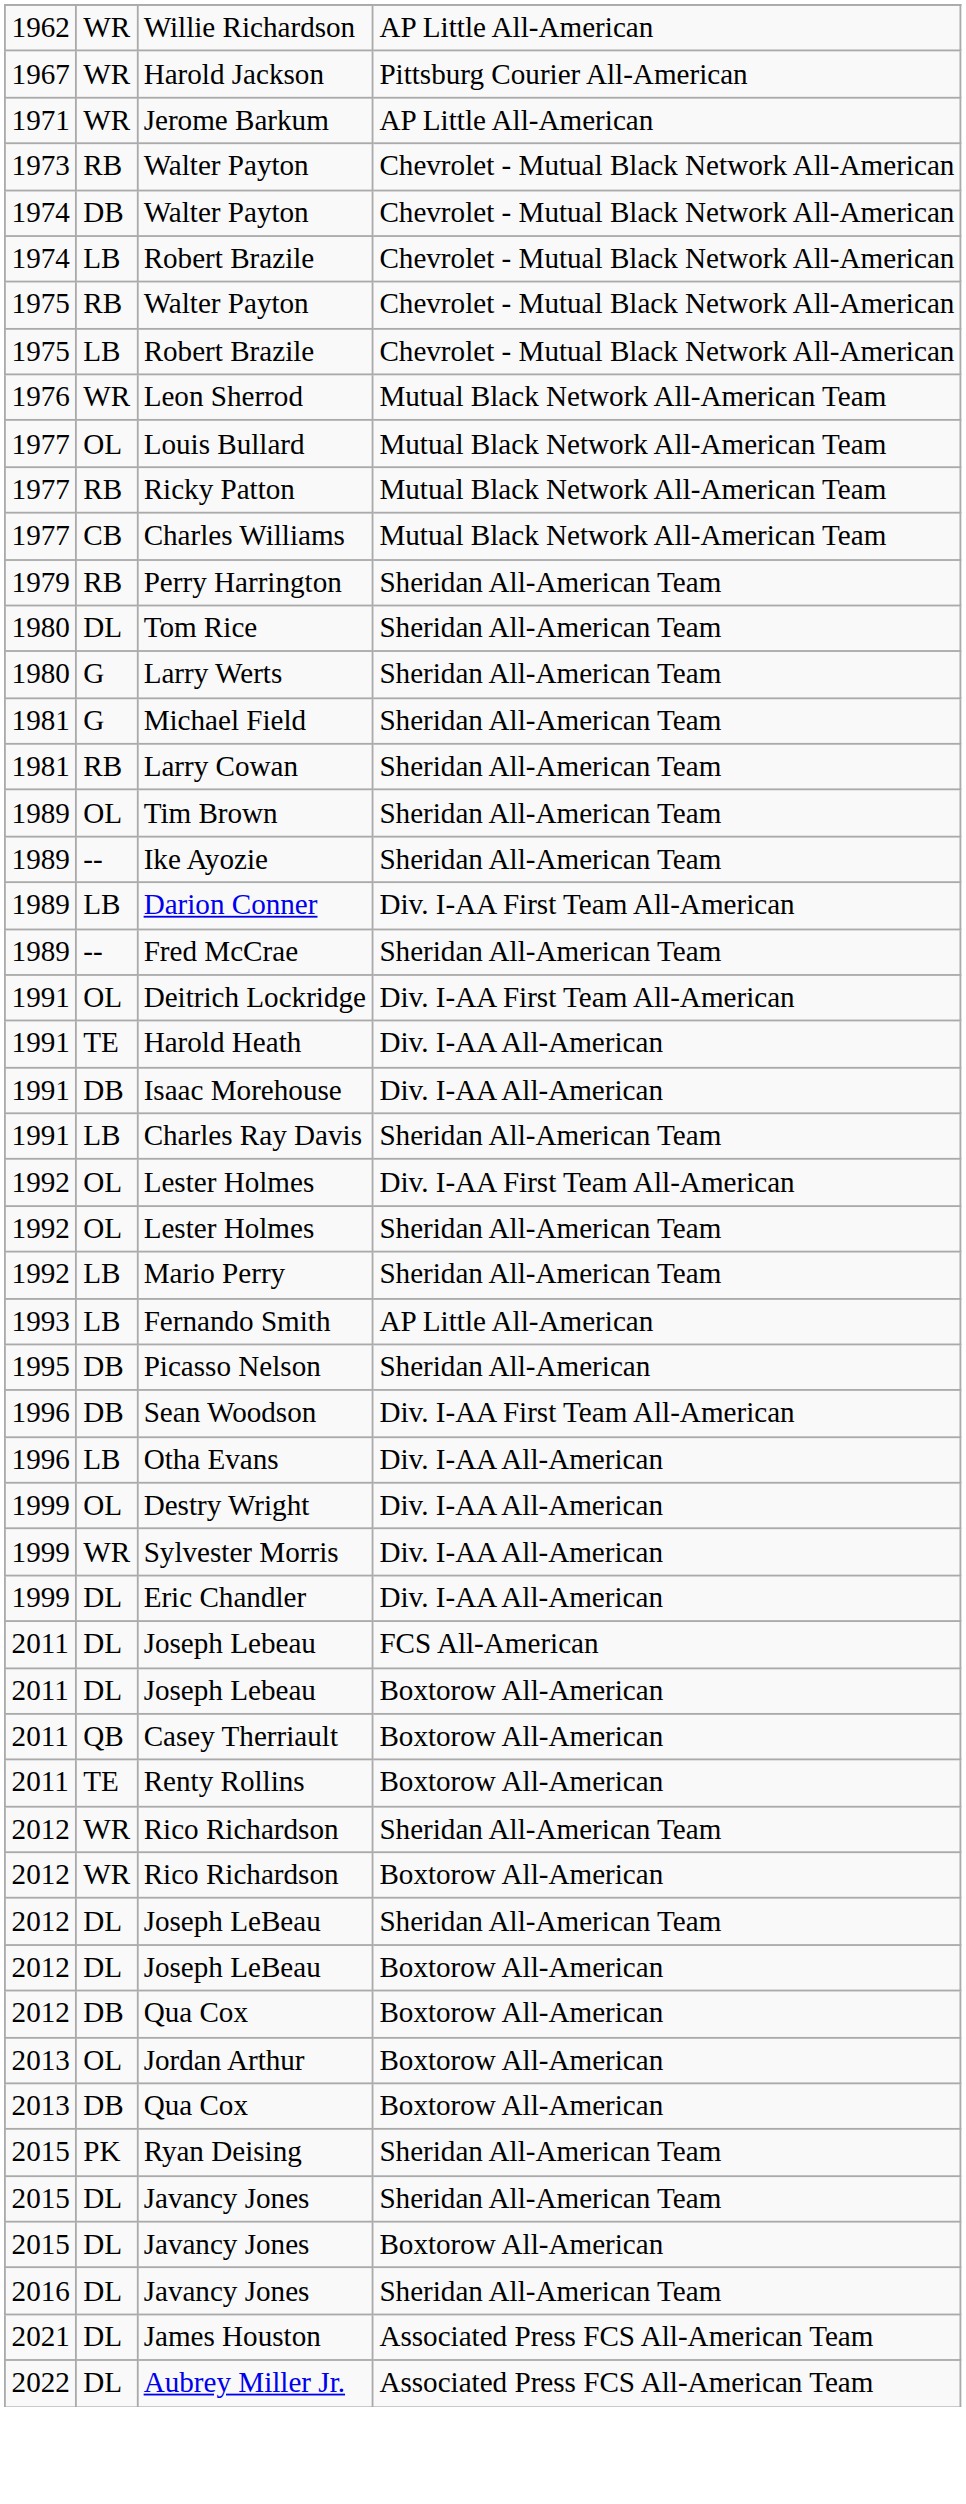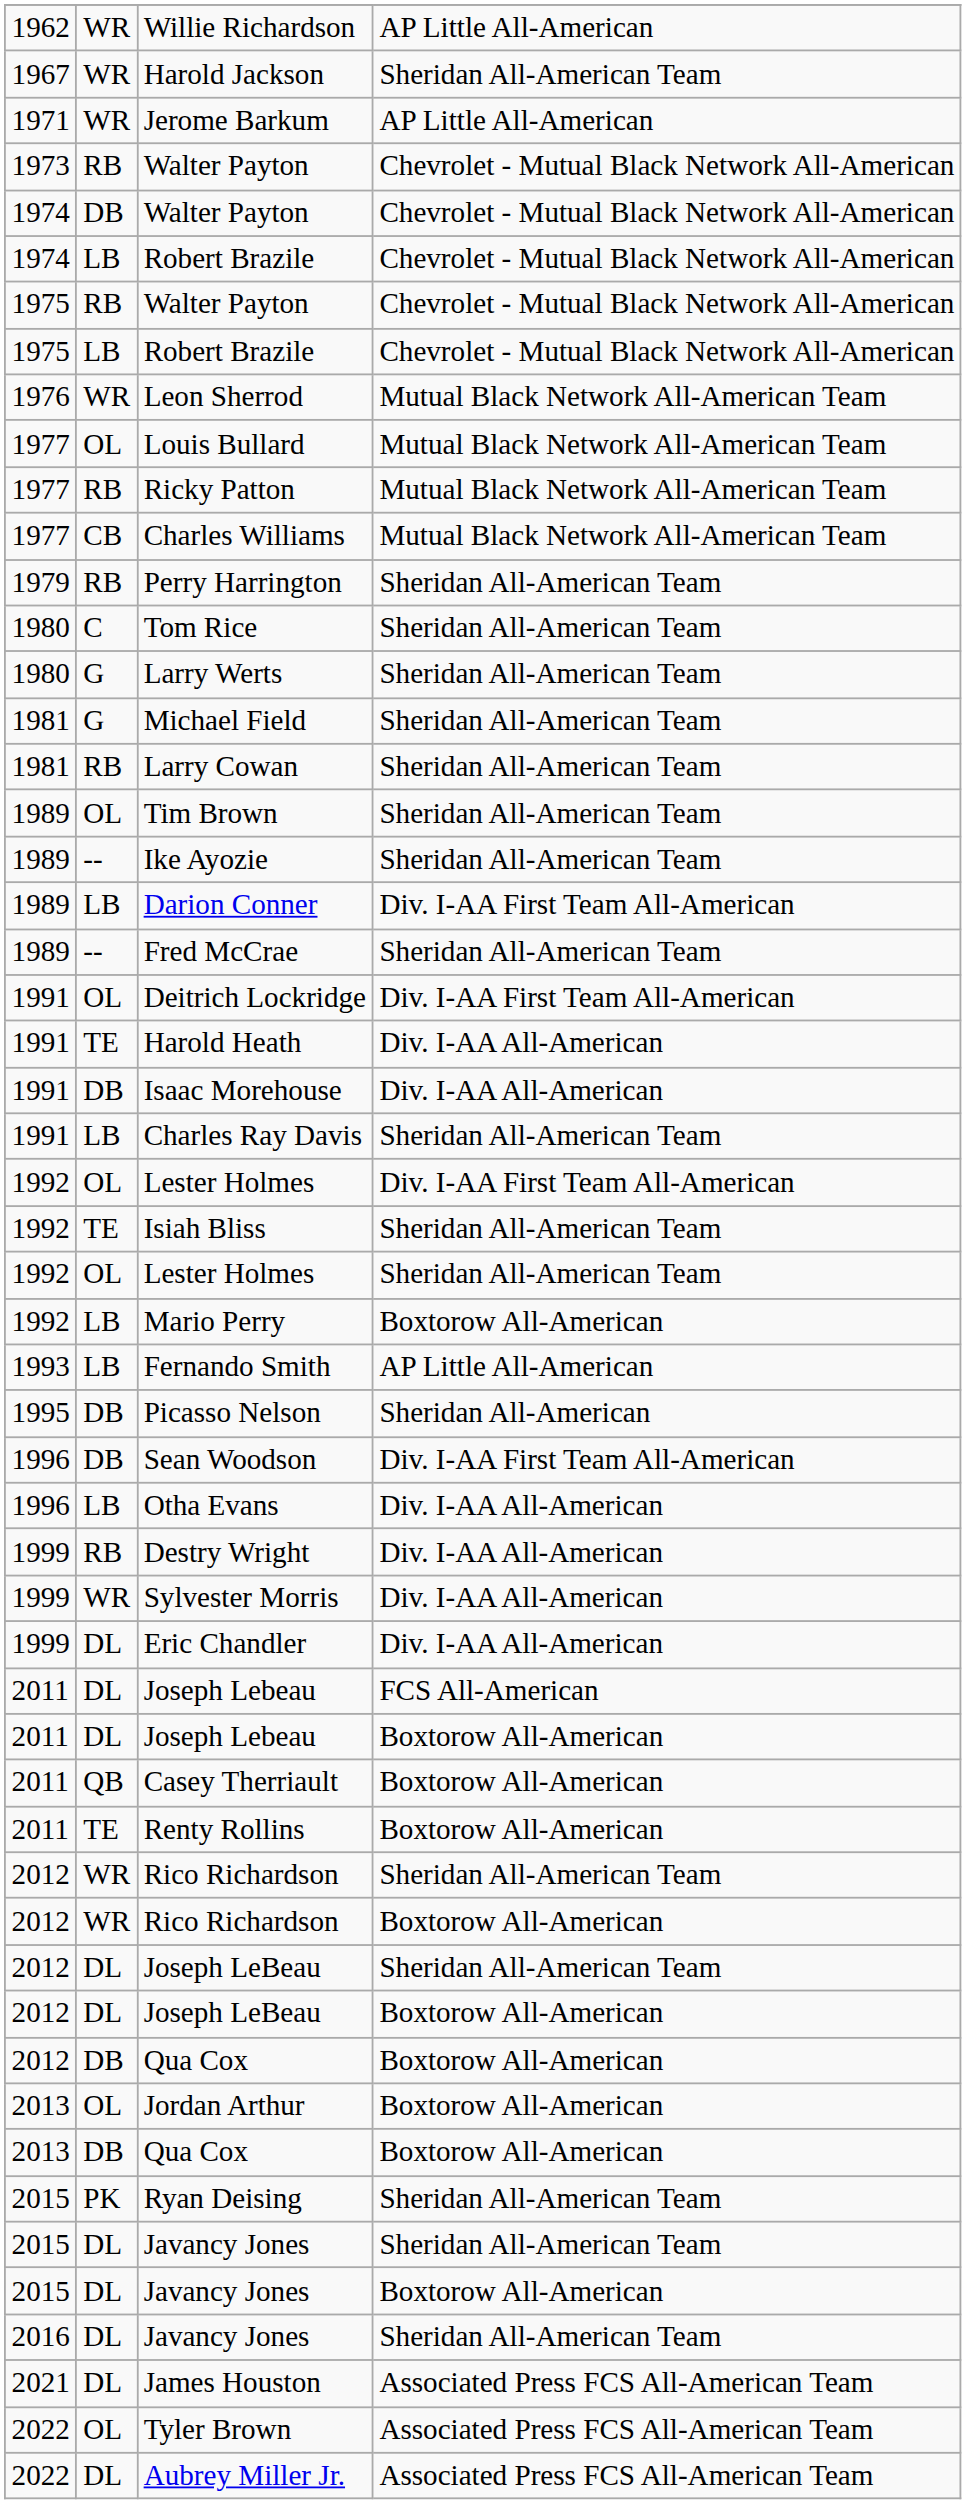(564, 73) Pittsburg Courier All-American -> (550, 73) Sheridan All-American Team
(103, 627) DL -> (93, 627) C
+ row: (41, 1228)
(550, 1274) Sheridan All-American Team -> (521, 1320) Boxtorow All-American
(103, 1505) OL -> (103, 1551) RB
+ row: (41, 2429)
